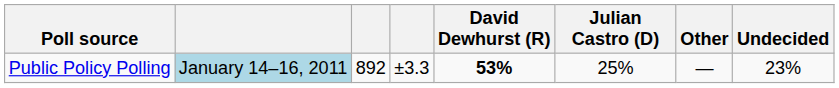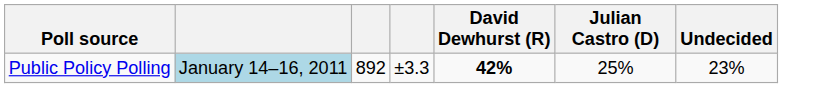- column: (704, 39)
(494, 67) 53% -> (494, 67) 42%
